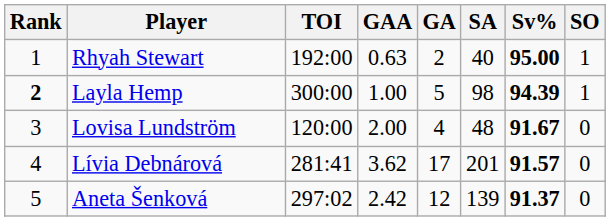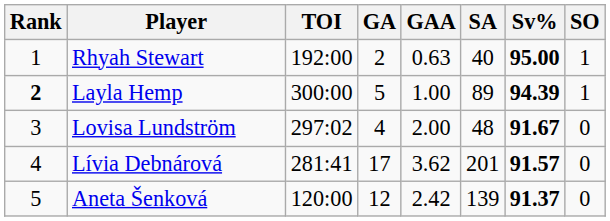columns swapped: (439, 22) <-> (388, 22)
(483, 92) 98 -> (483, 92) 89
(322, 127) 120:00 -> (322, 127) 297:02
(322, 198) 297:02 -> (322, 198) 120:00
